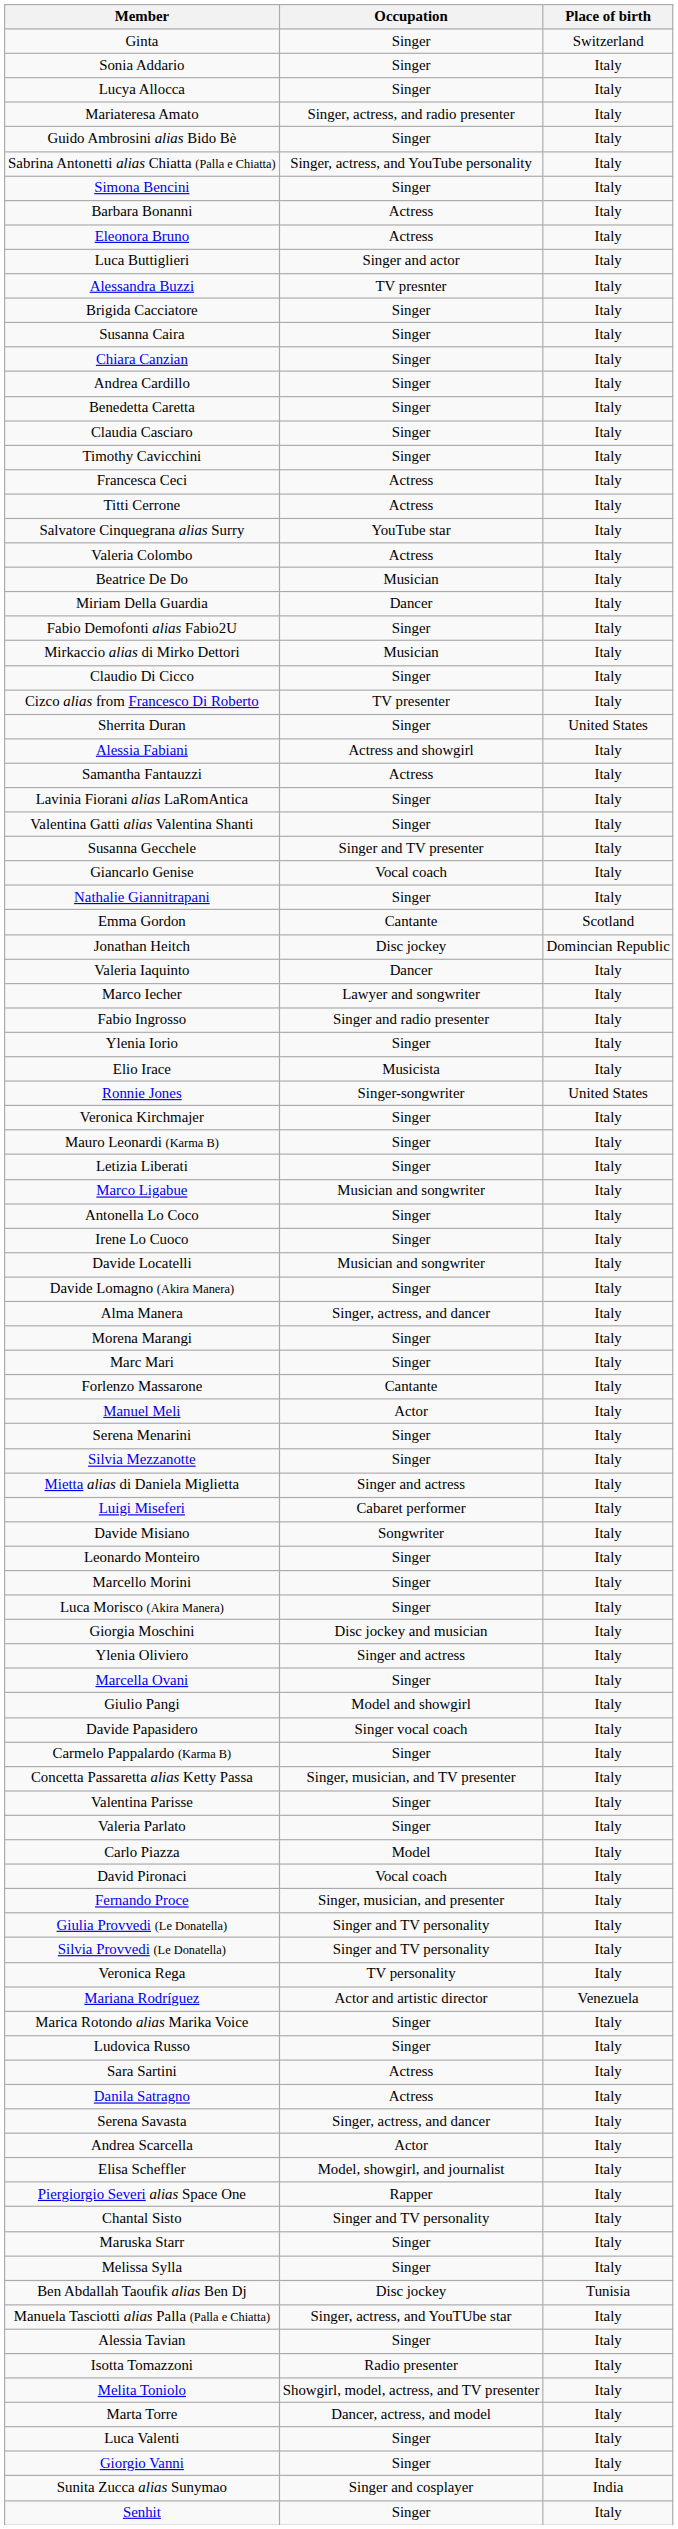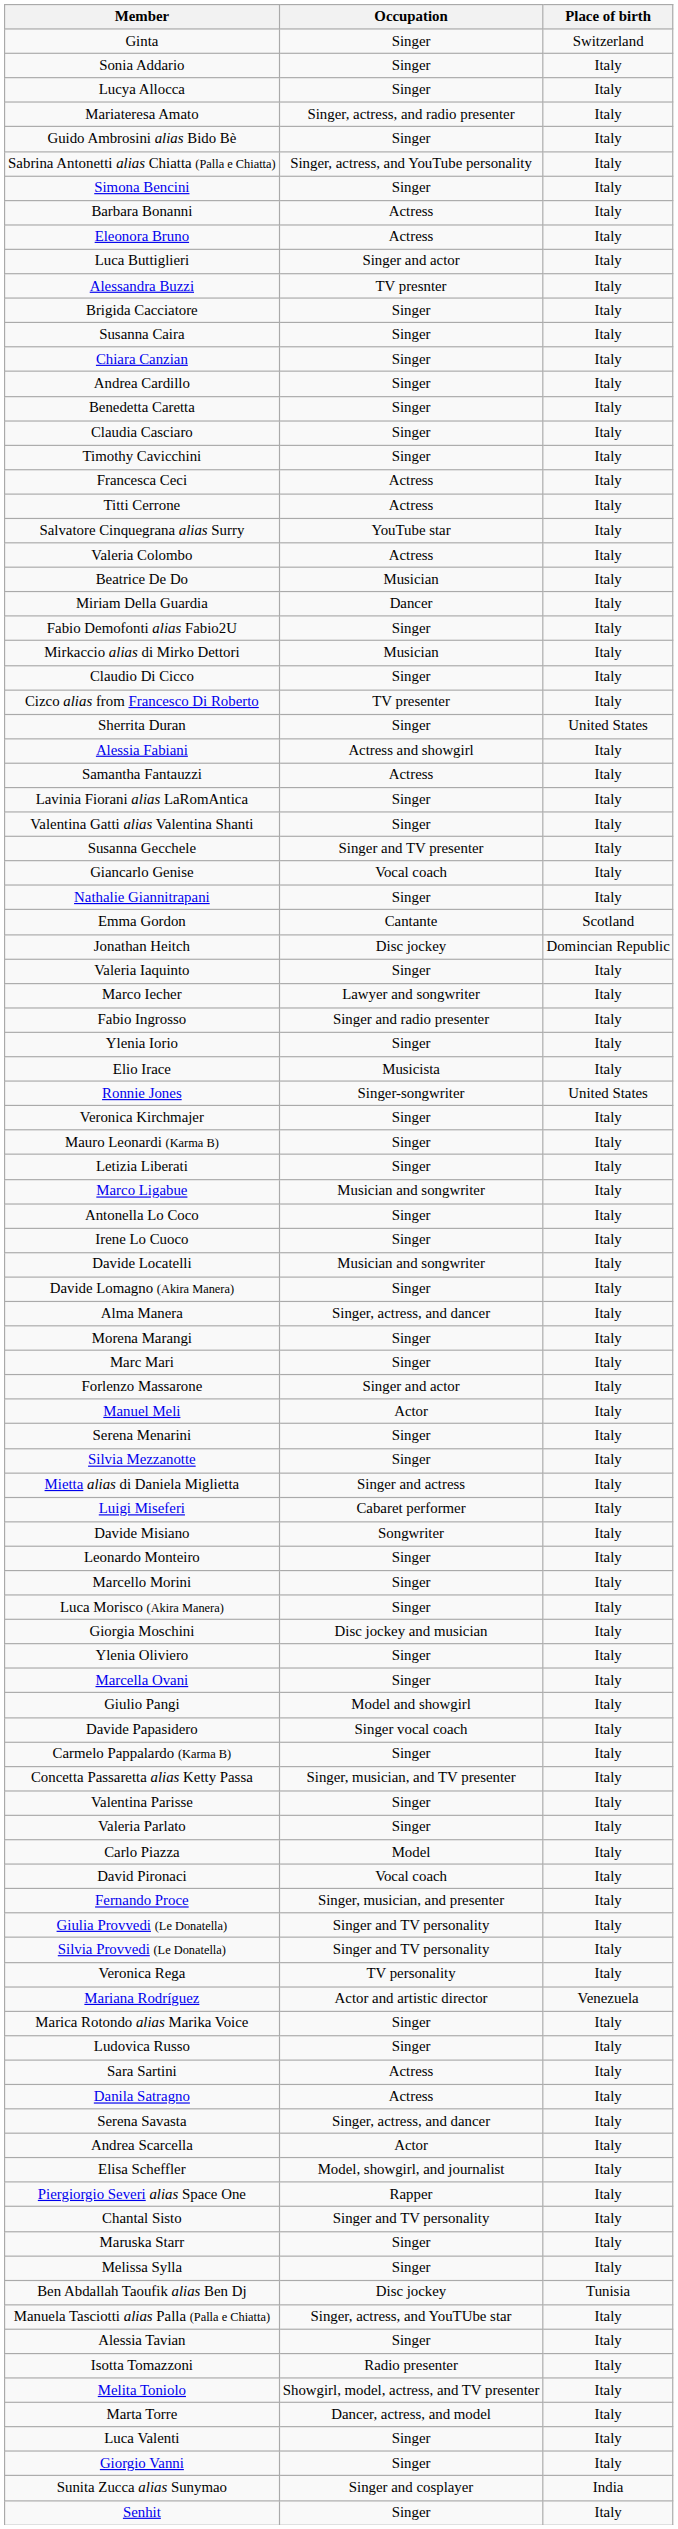(411, 970) Dancer -> (411, 970) Singer
(411, 1386) Cantante -> (411, 1386) Singer and actor
(411, 1655) Singer and actress -> (411, 1655) Singer
